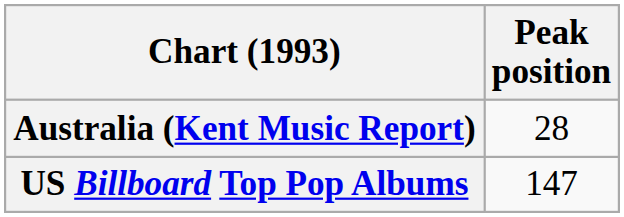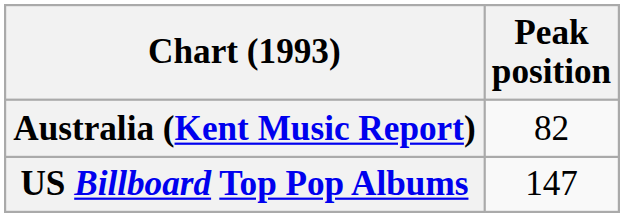(552, 127) 28 -> (552, 127) 82
